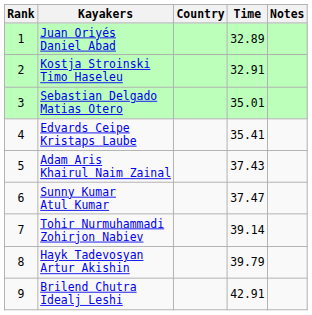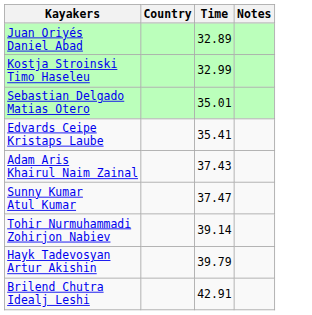- column: (21, 14)
(247, 71) 32.91 -> (214, 71) 32.99
